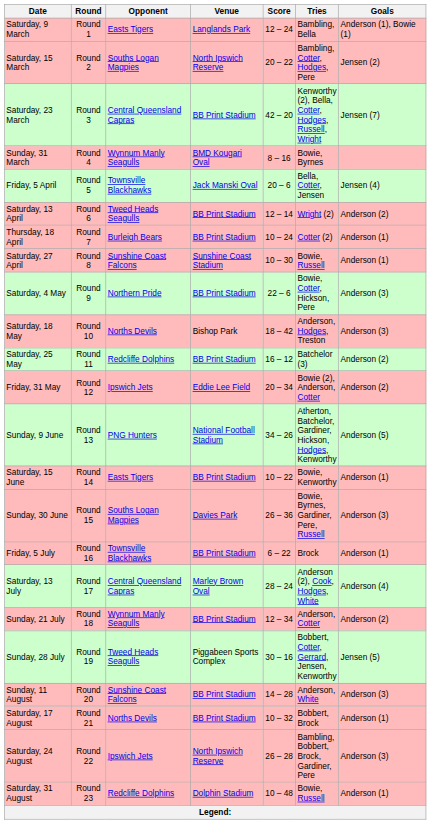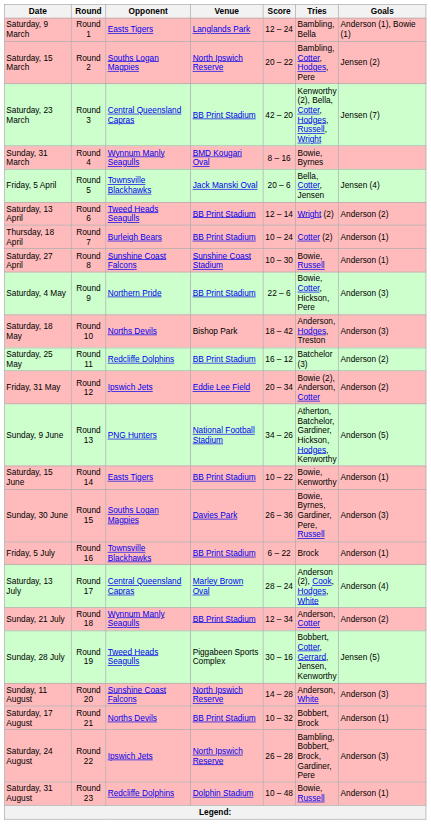(224, 695) BB Print Stadium -> (218, 695) North Ipswich Reserve
